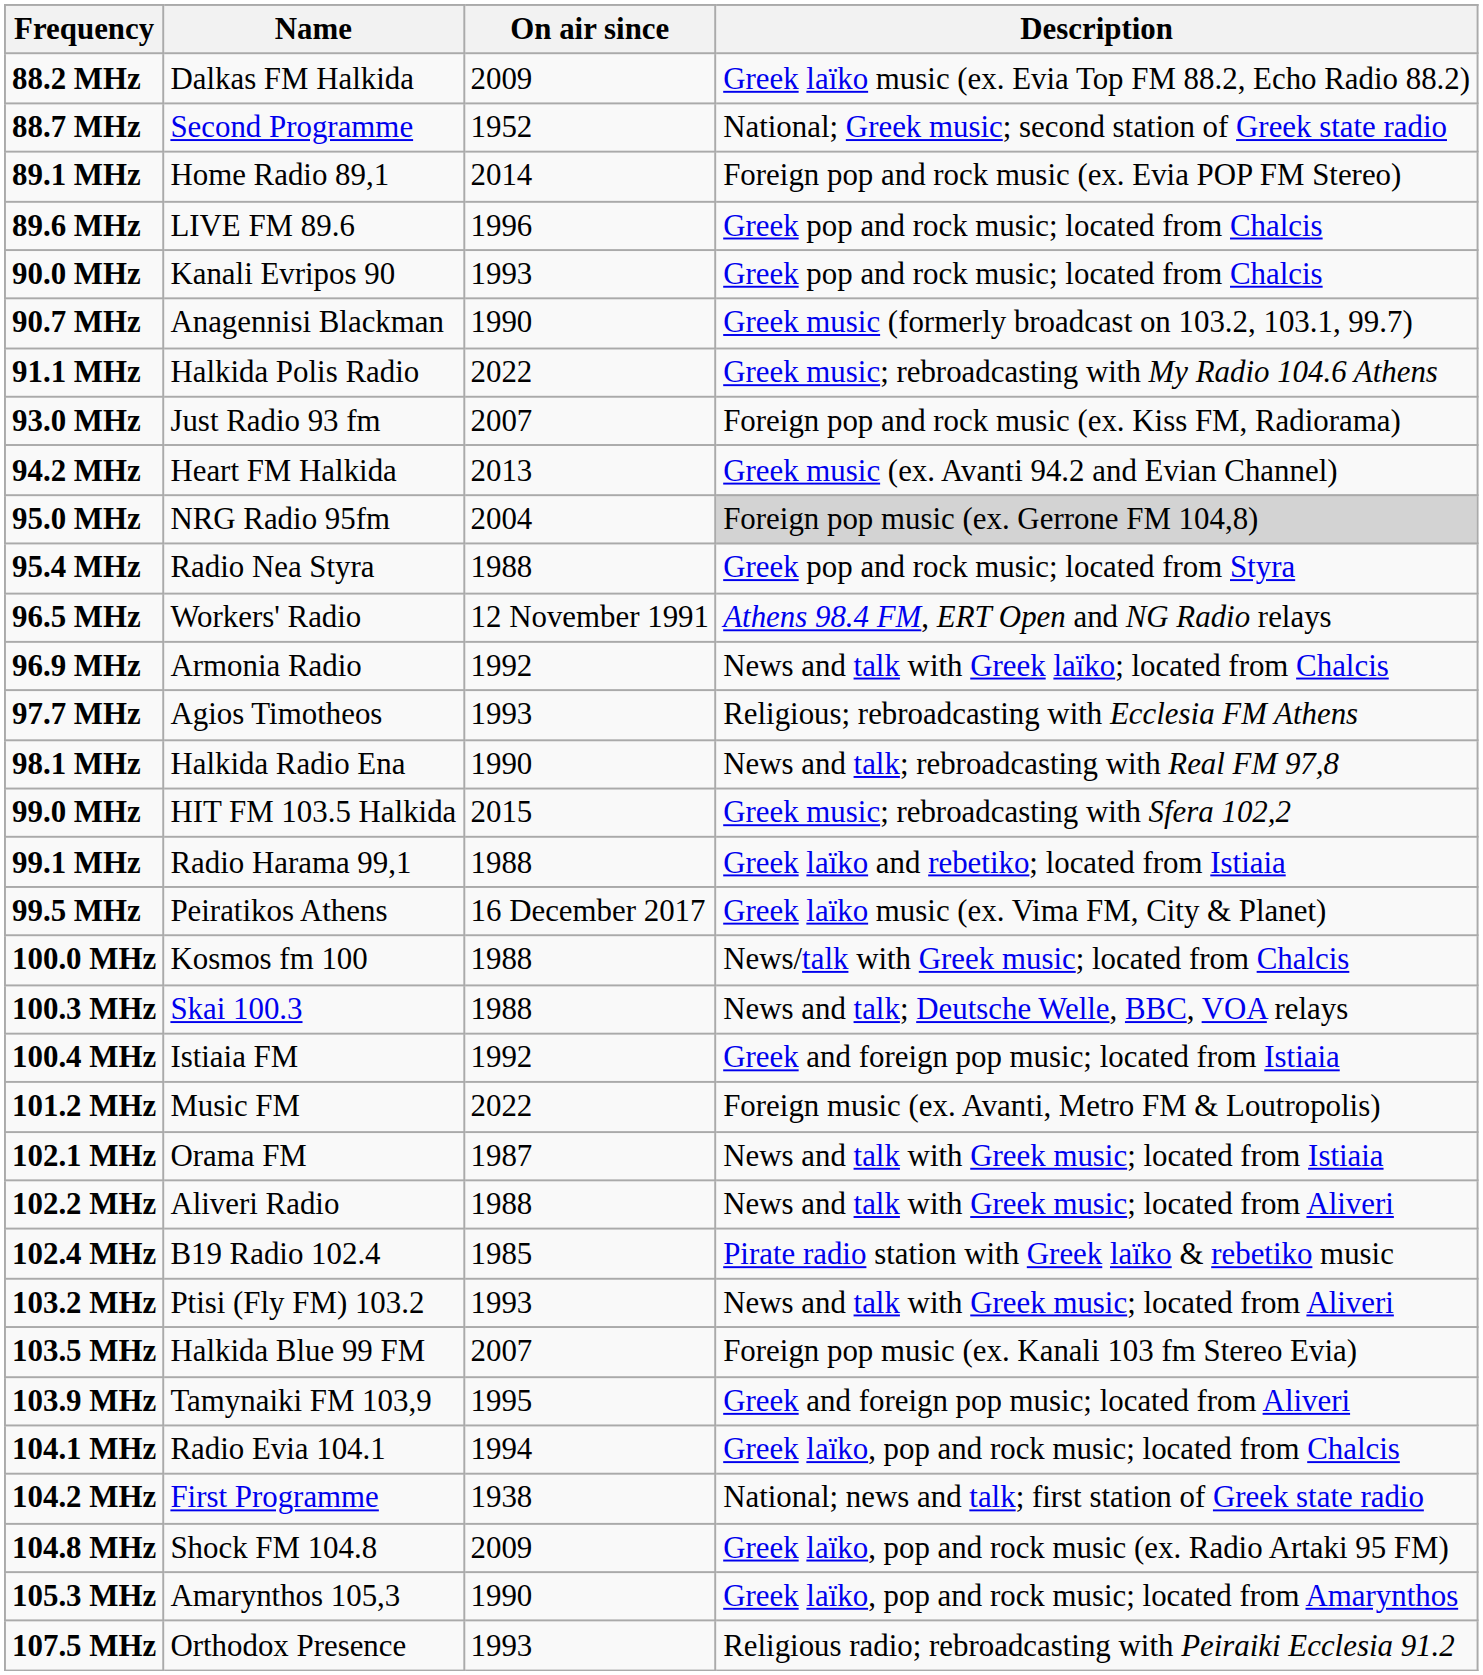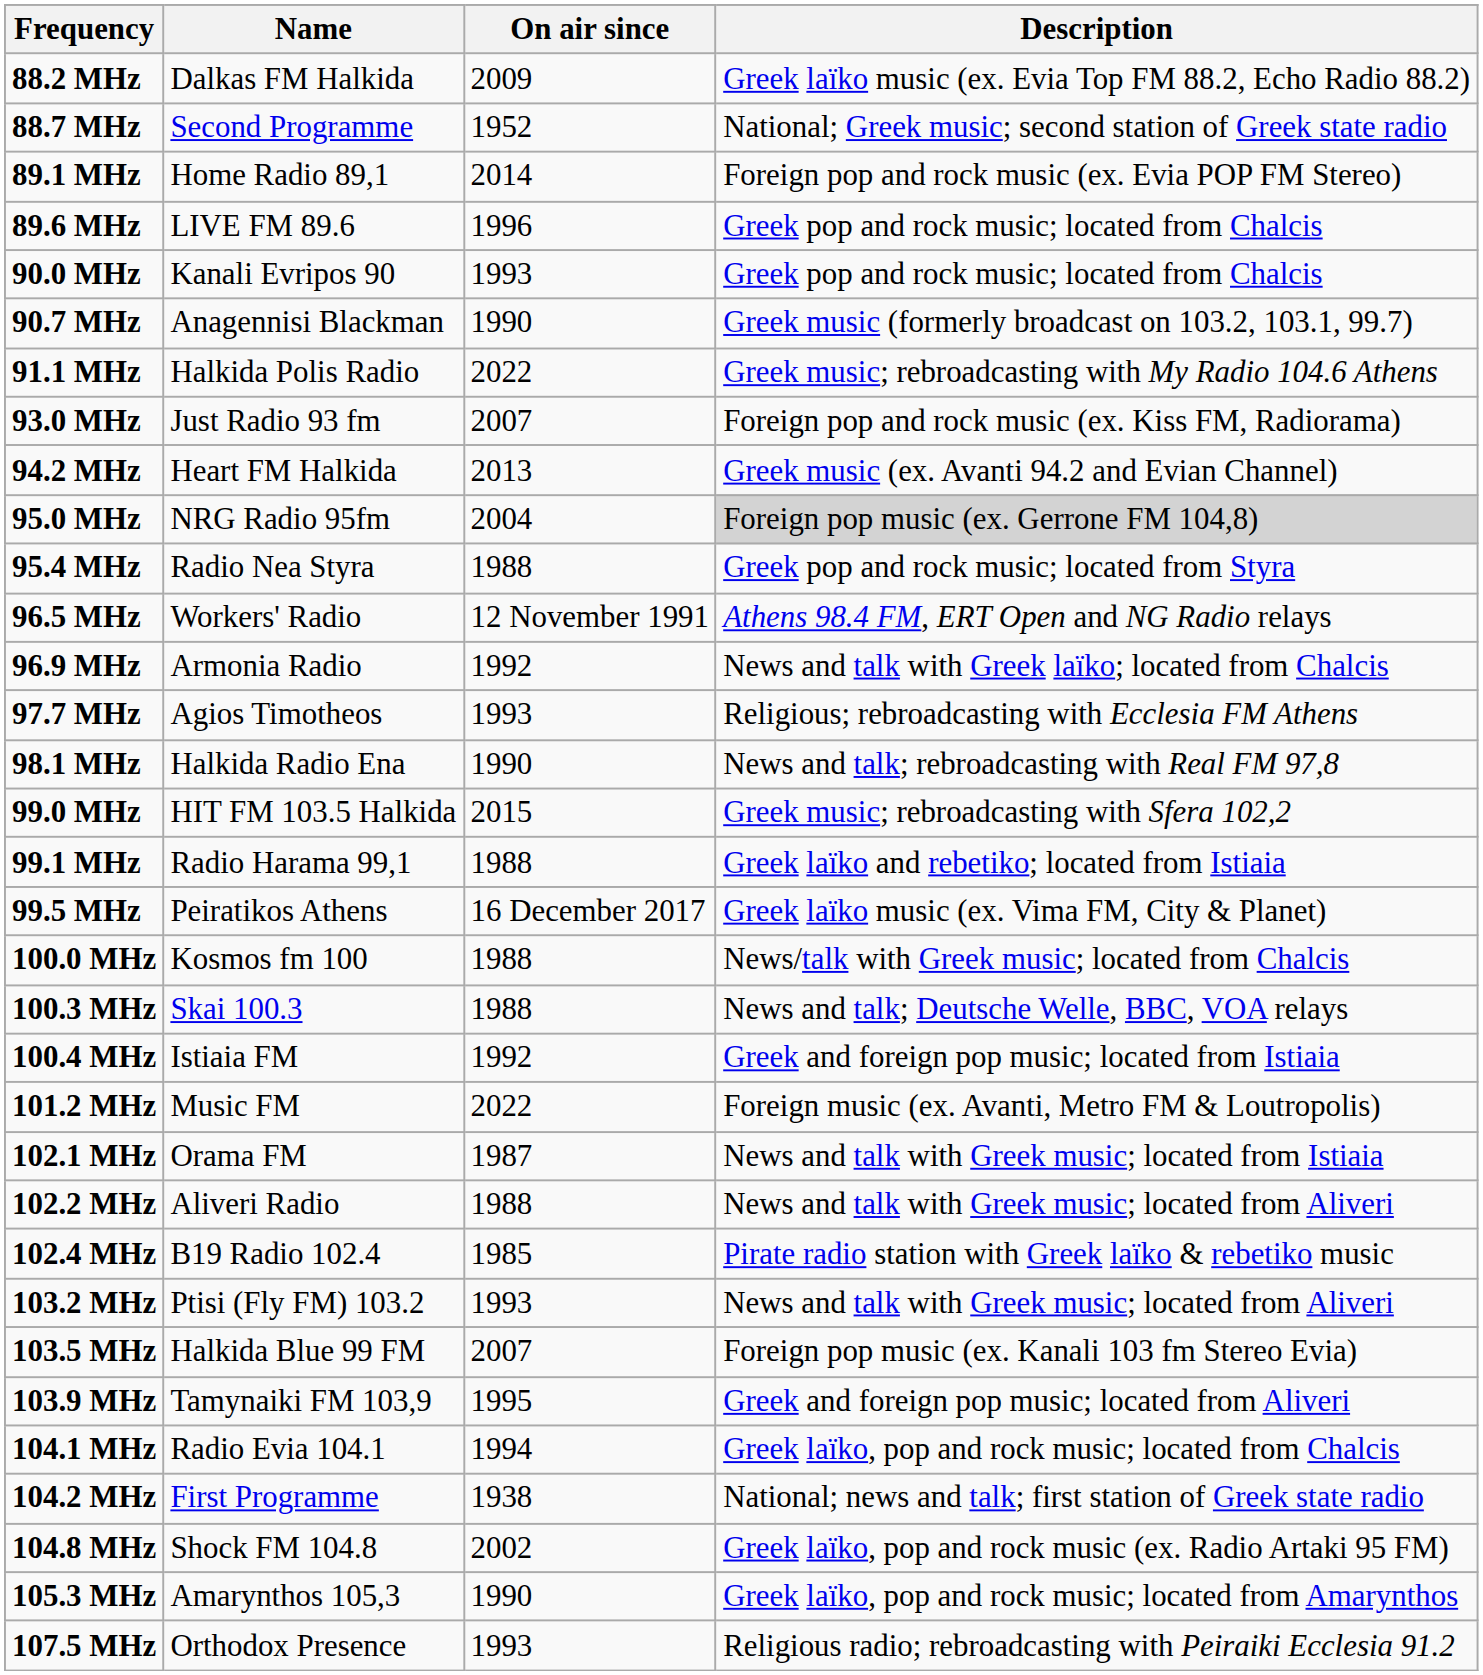(501, 1547) 2009 -> (501, 1547) 2002
